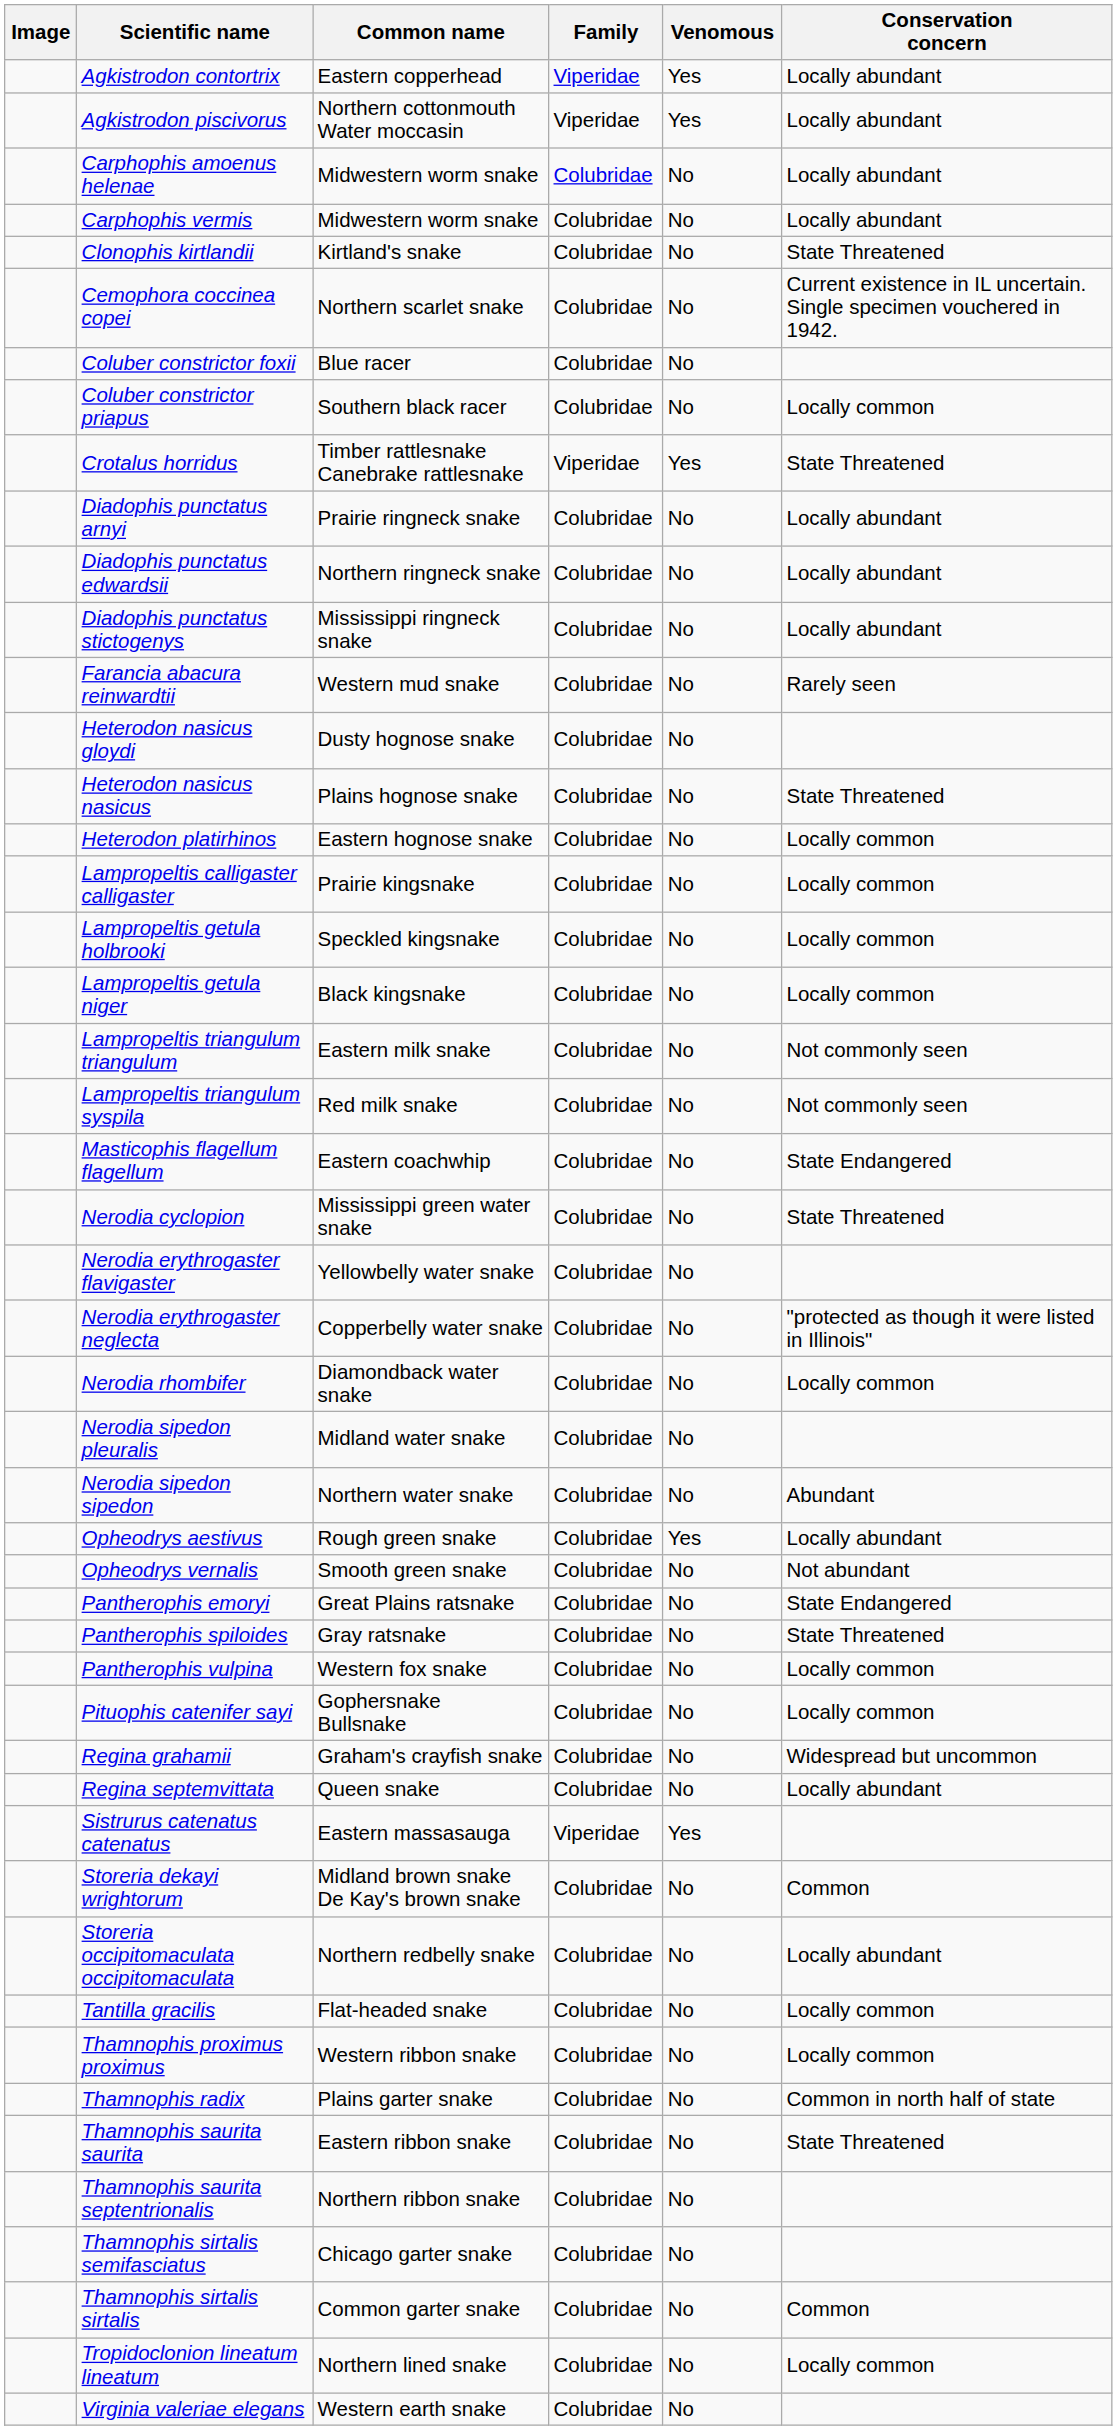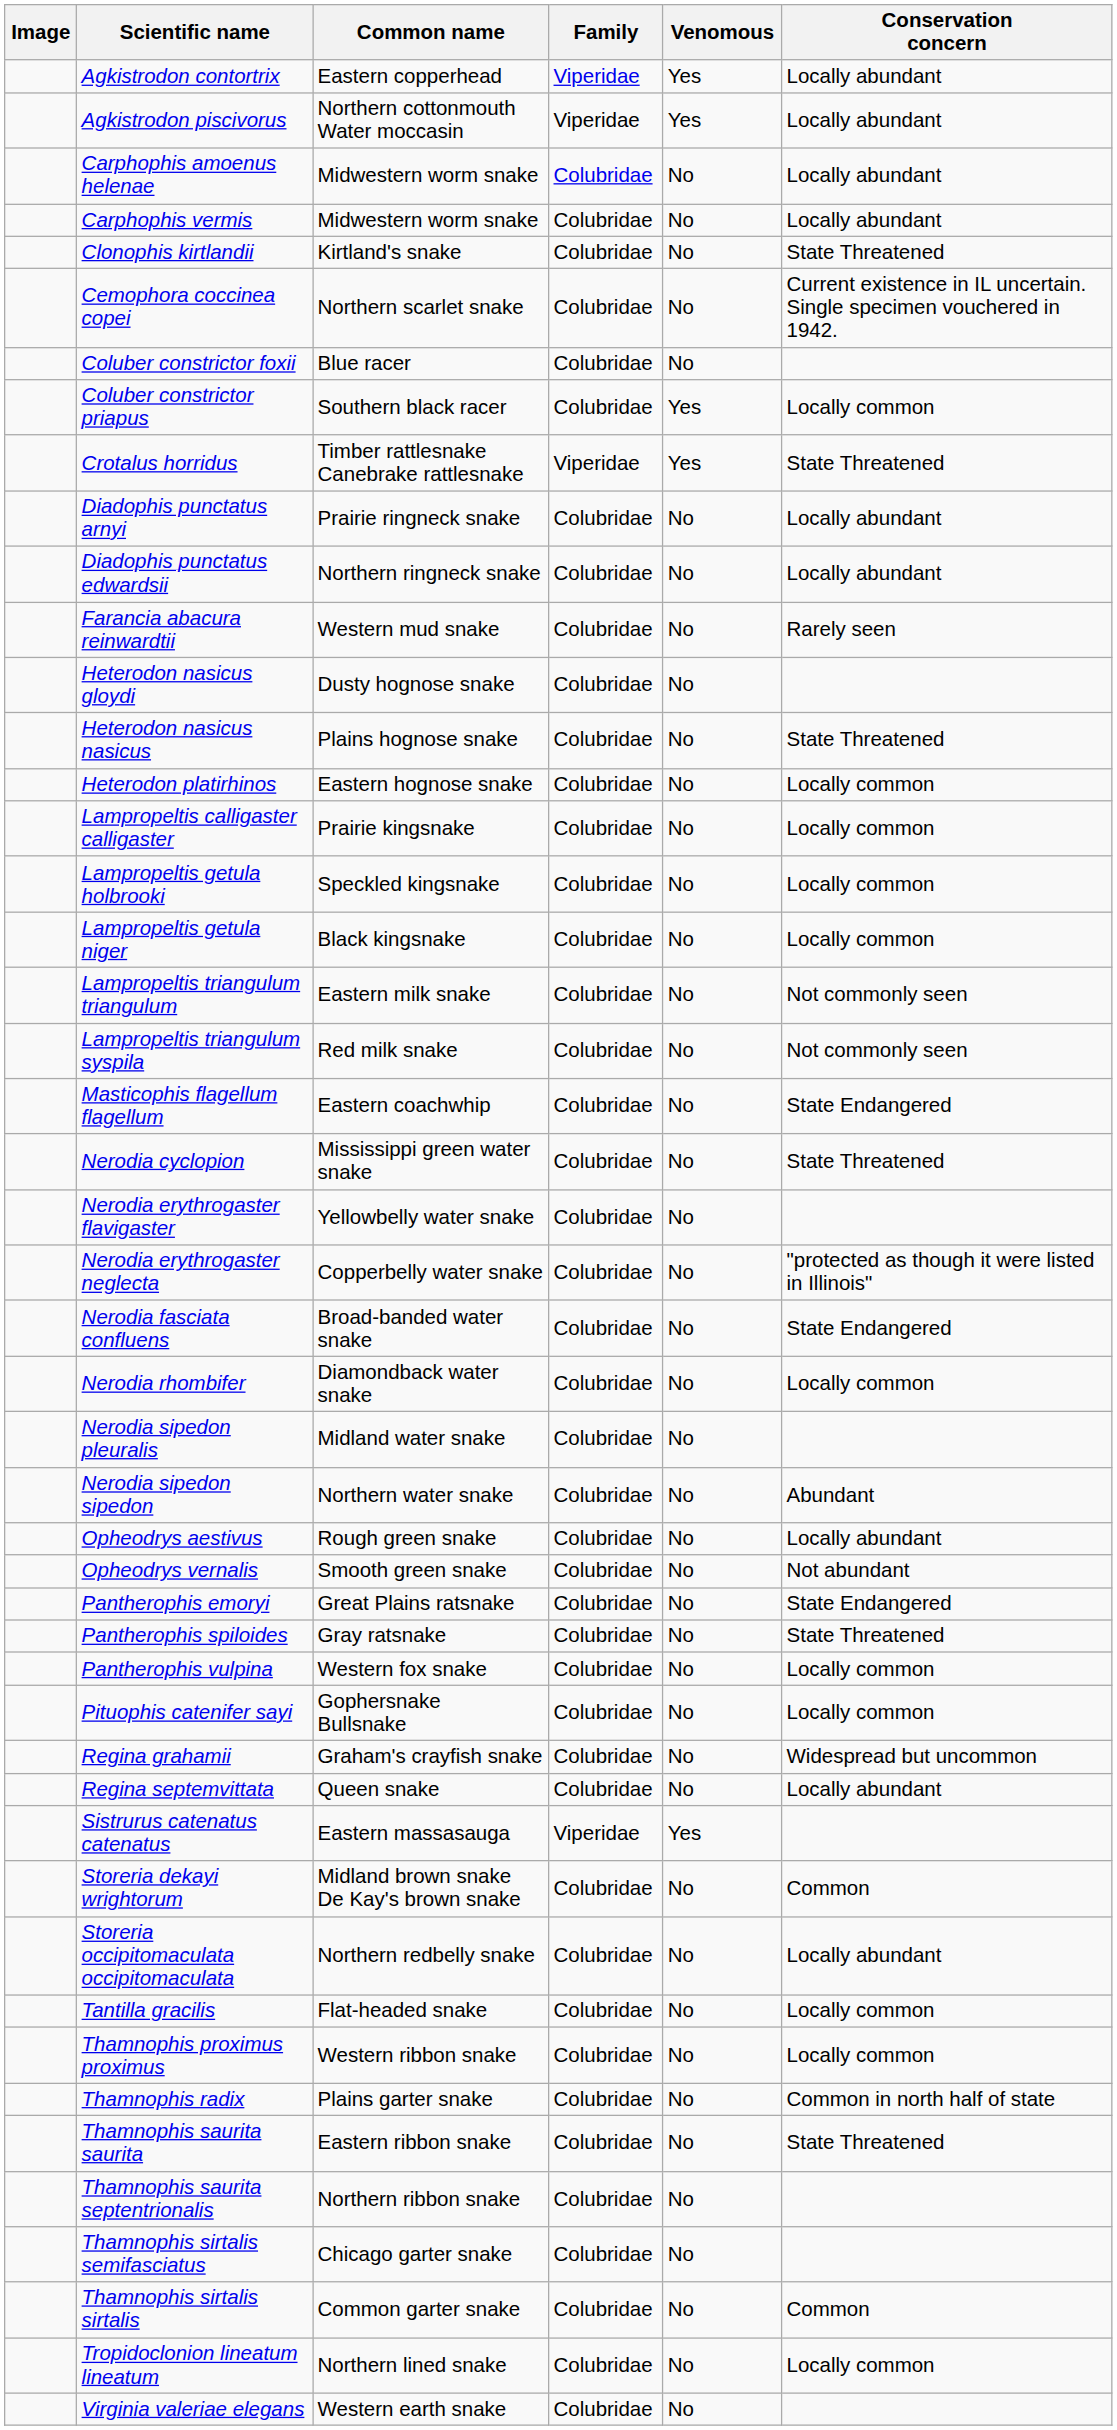(681, 407) No -> (684, 407) Yes
- row: (174, 629)
+ row: (156, 1328)
(684, 1538) Yes -> (681, 1538) No
